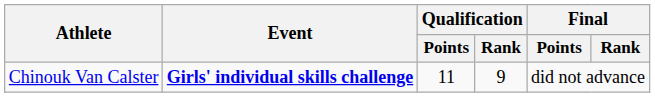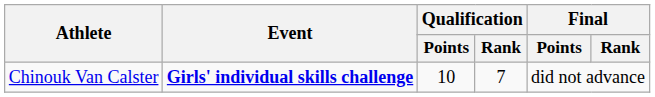(446, 77) 11 -> (446, 77) 10
(501, 77) 9 -> (501, 77) 7
